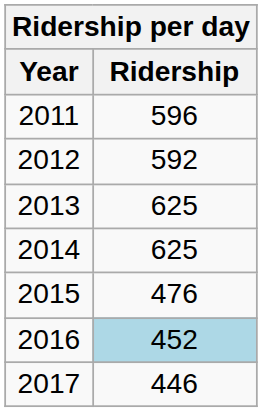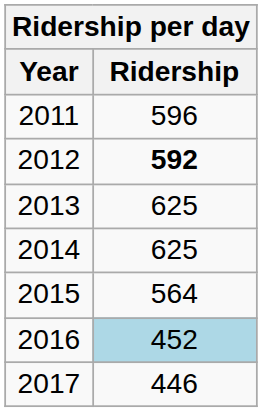(174, 160) normal -> (174, 160) bold
(174, 294) 476 -> (174, 294) 564
